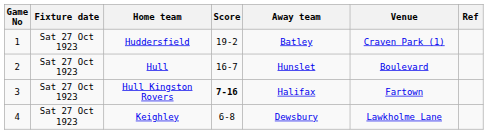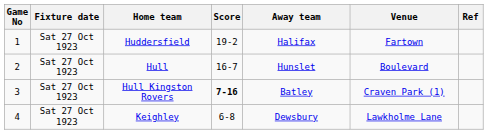(296, 42) Batley -> (296, 42) Halifax
(404, 42) Craven Park (1) -> (404, 42) Fartown
(296, 92) Halifax -> (296, 92) Batley
(404, 92) Fartown -> (404, 92) Craven Park (1)
